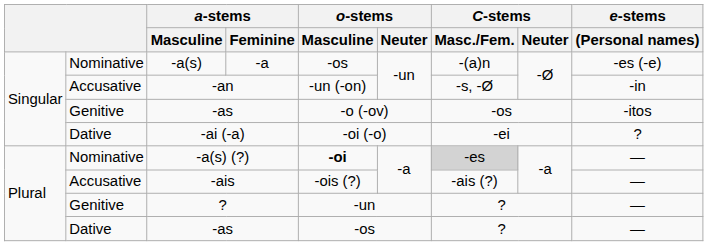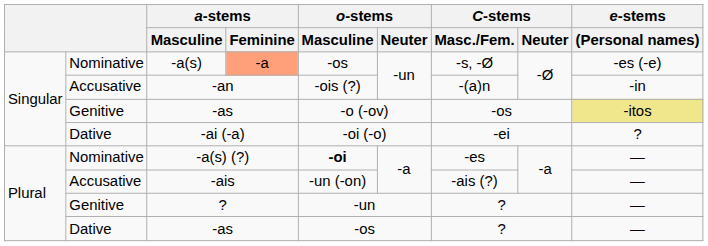(262, 63) no background -> (262, 63) lightsalmon background
(475, 63) -(a)n -> (475, 63) -s, -Ø
(338, 87) -un (-on) -> (338, 87) -ois (?)
(475, 87) -s, -Ø -> (475, 87) -(a)n
(638, 110) no background -> (638, 110) khaki background
(475, 157) lightgrey background -> (475, 157) no background
(338, 181) -ois (?) -> (338, 181) -un (-on)
